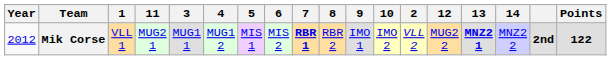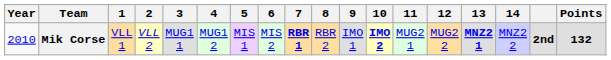columns swapped: (414, 14) <-> (152, 14)
(22, 39) 2012 -> (22, 39) 2010
(387, 39) normal -> (380, 39) bold
(581, 39) 122 -> (581, 39) 132
